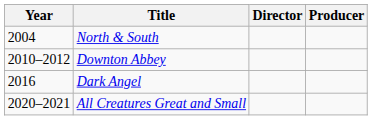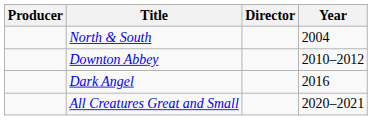columns swapped: (39, 15) <-> (337, 15)
